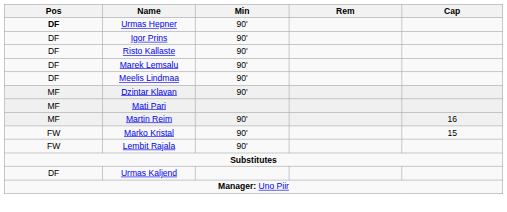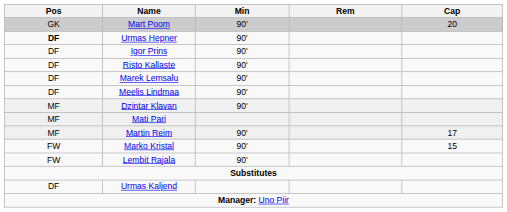+ row: (149, 24)
(452, 119) 16 -> (452, 132) 17
